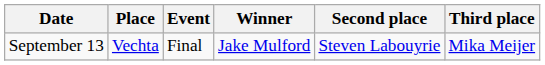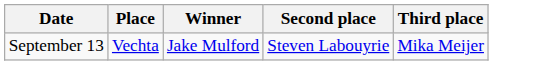- column: (188, 18)
